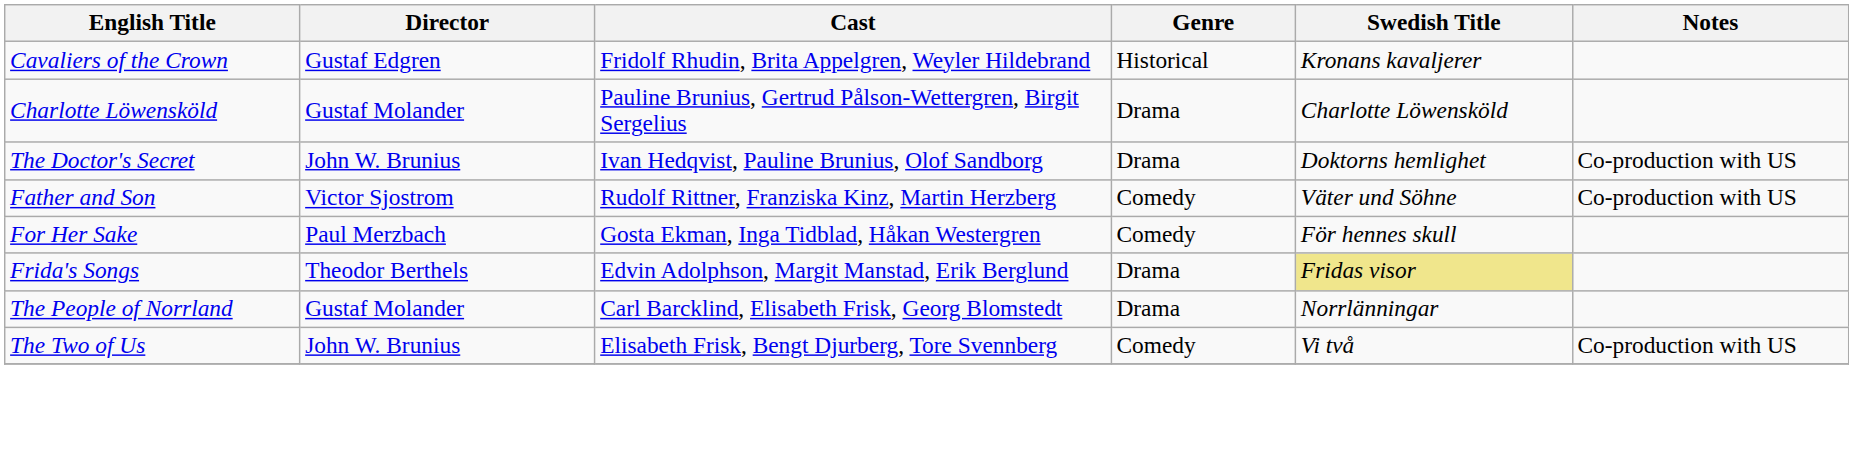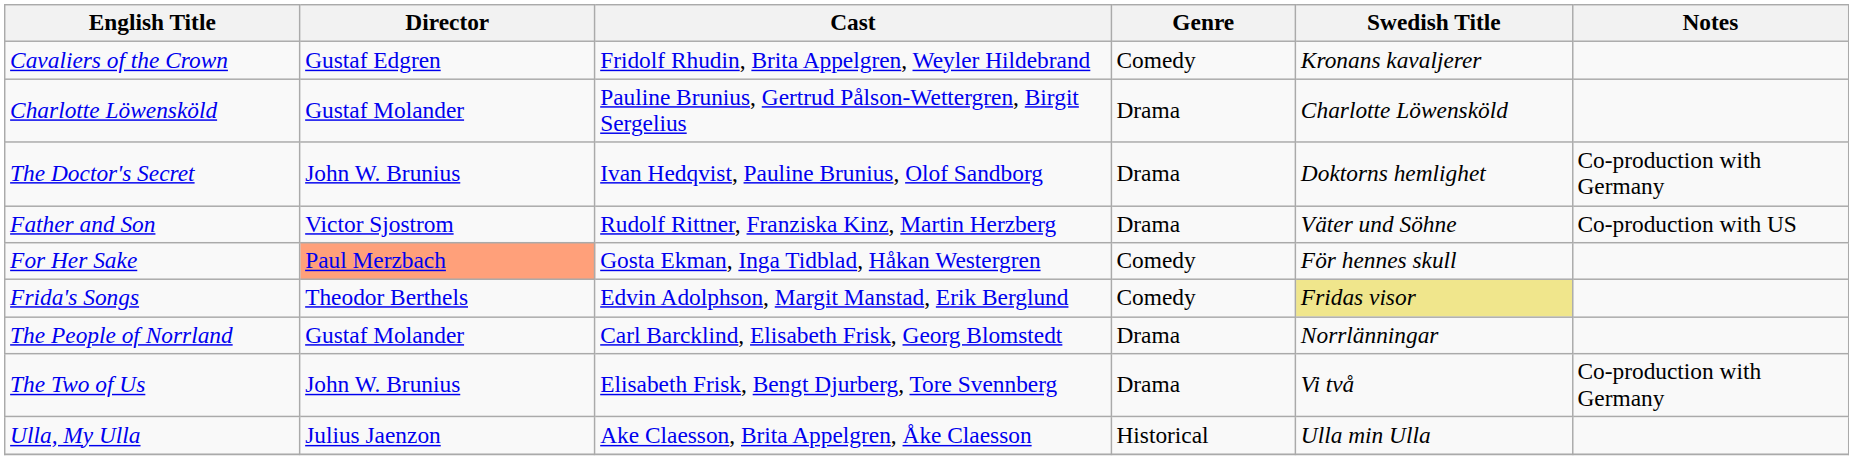(1163, 60) Historical -> (1156, 60) Comedy
(1687, 160) Co-production with US -> (1669, 173) Co-production with Germany
(1156, 197) Comedy -> (1148, 223) Drama
(376, 234) no background -> (376, 260) lightsalmon background
(1148, 271) Drama -> (1156, 297) Comedy
(1156, 345) Comedy -> (1148, 385) Drama
(1687, 345) Co-production with US -> (1669, 385) Co-production with Germany
+ row: (75, 435)
